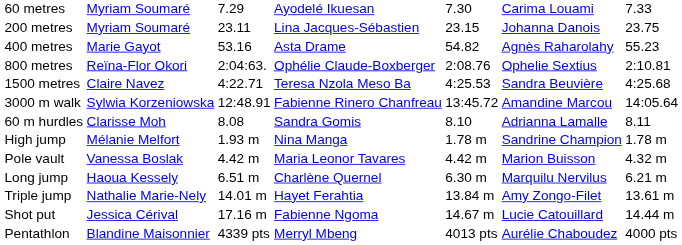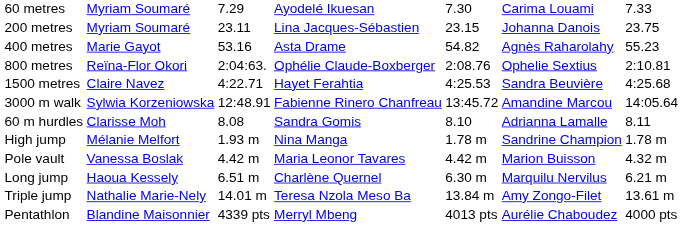(342, 84) Teresa Nzola Meso Ba -> (319, 84) Hayet Ferahtia
(319, 196) Hayet Ferahtia -> (342, 196) Teresa Nzola Meso Ba
- row: (30, 214)
